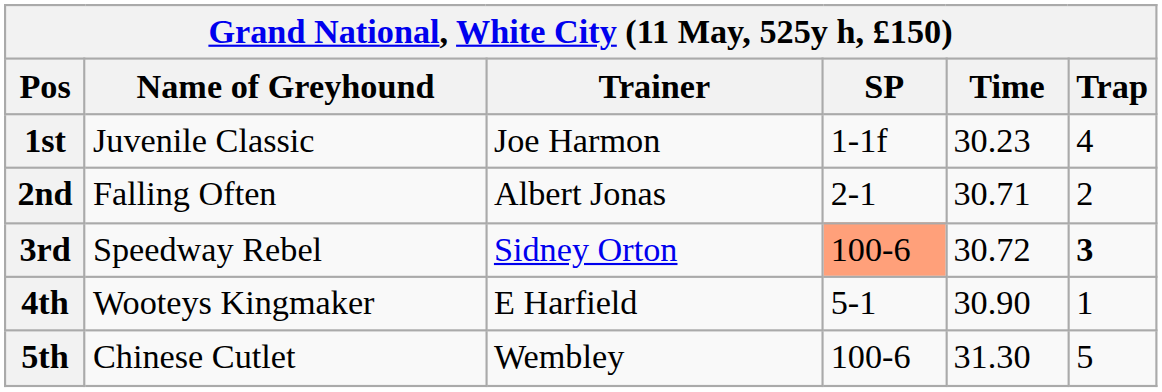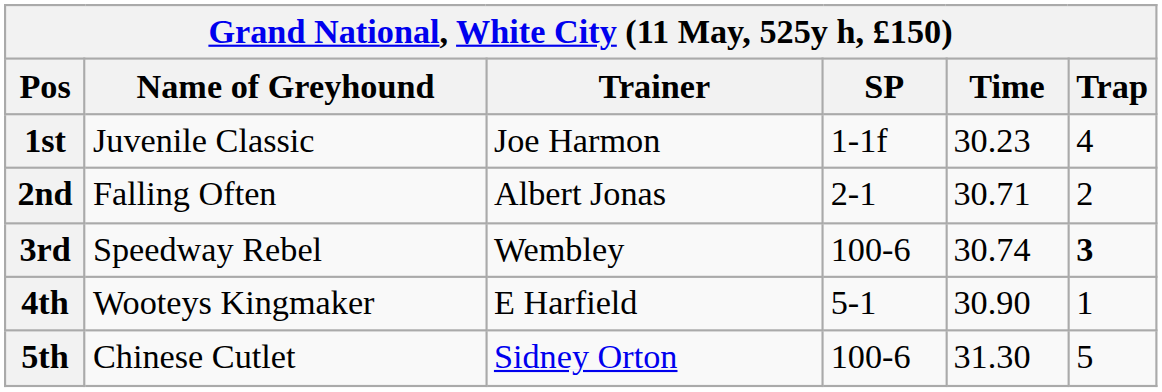(586, 248) Sidney Orton -> (559, 248) Wembley
(871, 248) lightsalmon background -> (871, 248) no background
(992, 248) 30.72 -> (992, 248) 30.74
(559, 357) Wembley -> (586, 357) Sidney Orton
